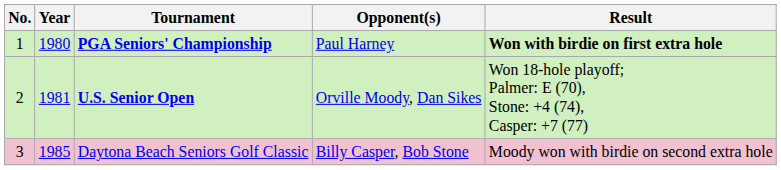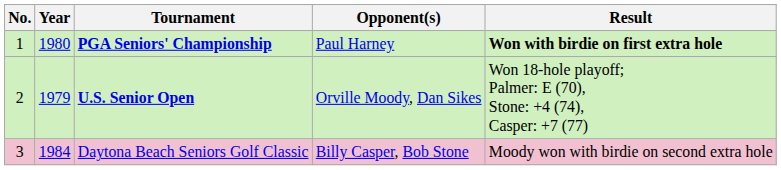(55, 97) 1981 -> (55, 97) 1979
(55, 152) 1985 -> (55, 152) 1984
